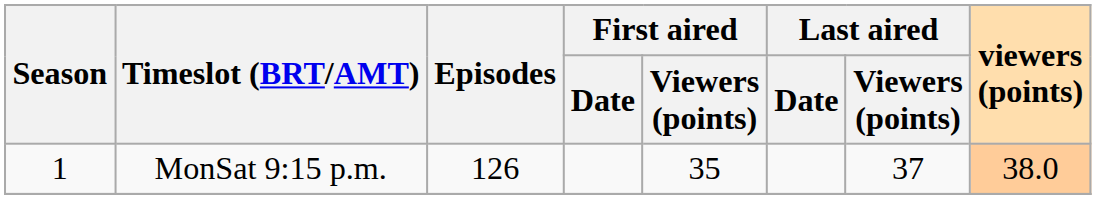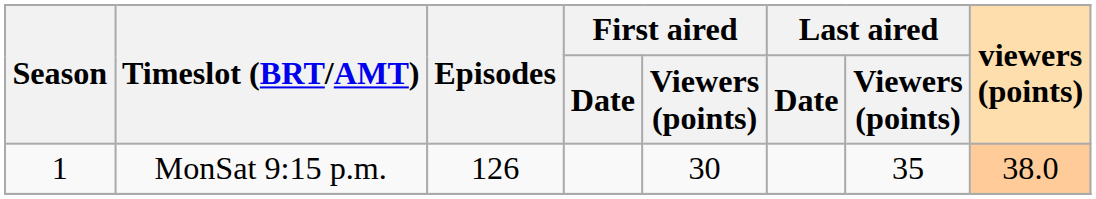(705, 168) 35 -> (705, 168) 30
(908, 168) 37 -> (908, 168) 35
